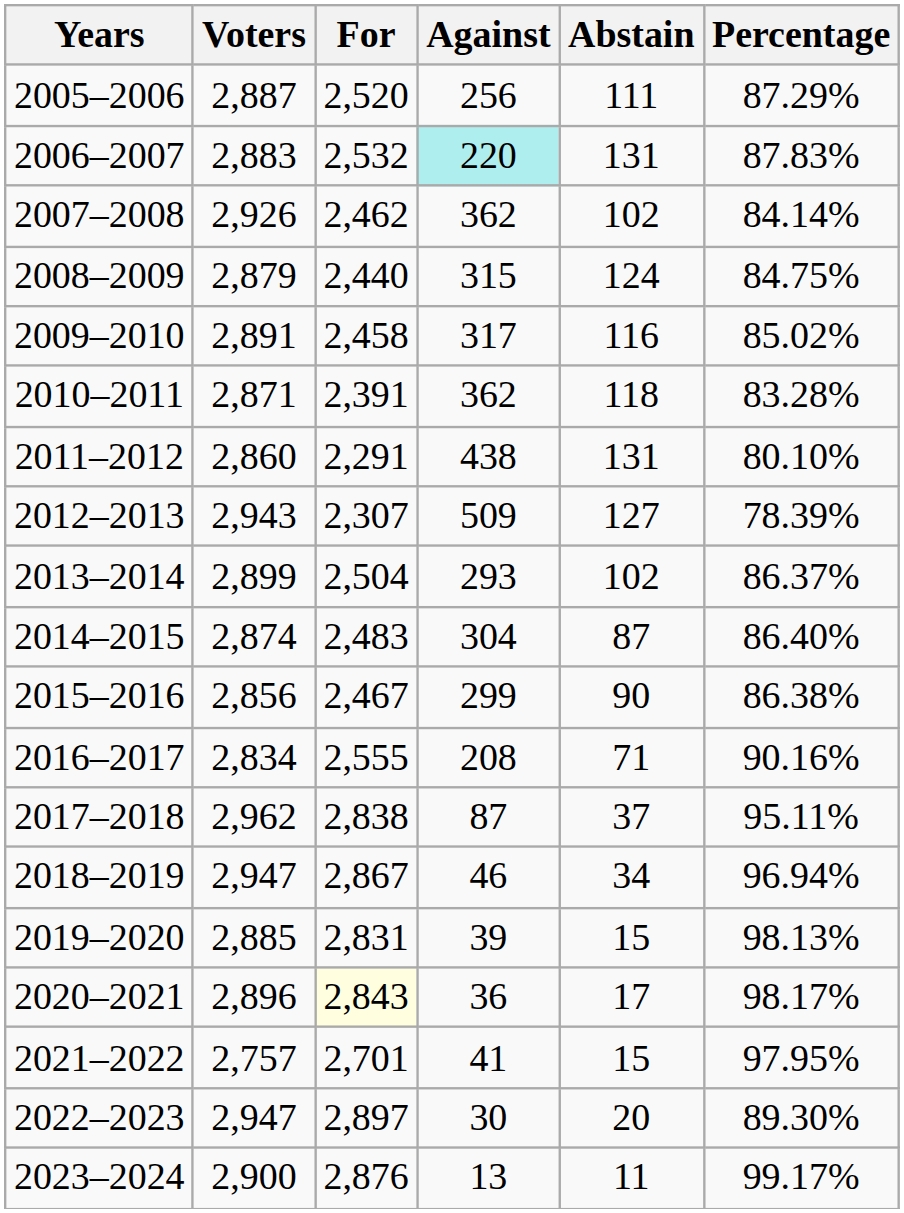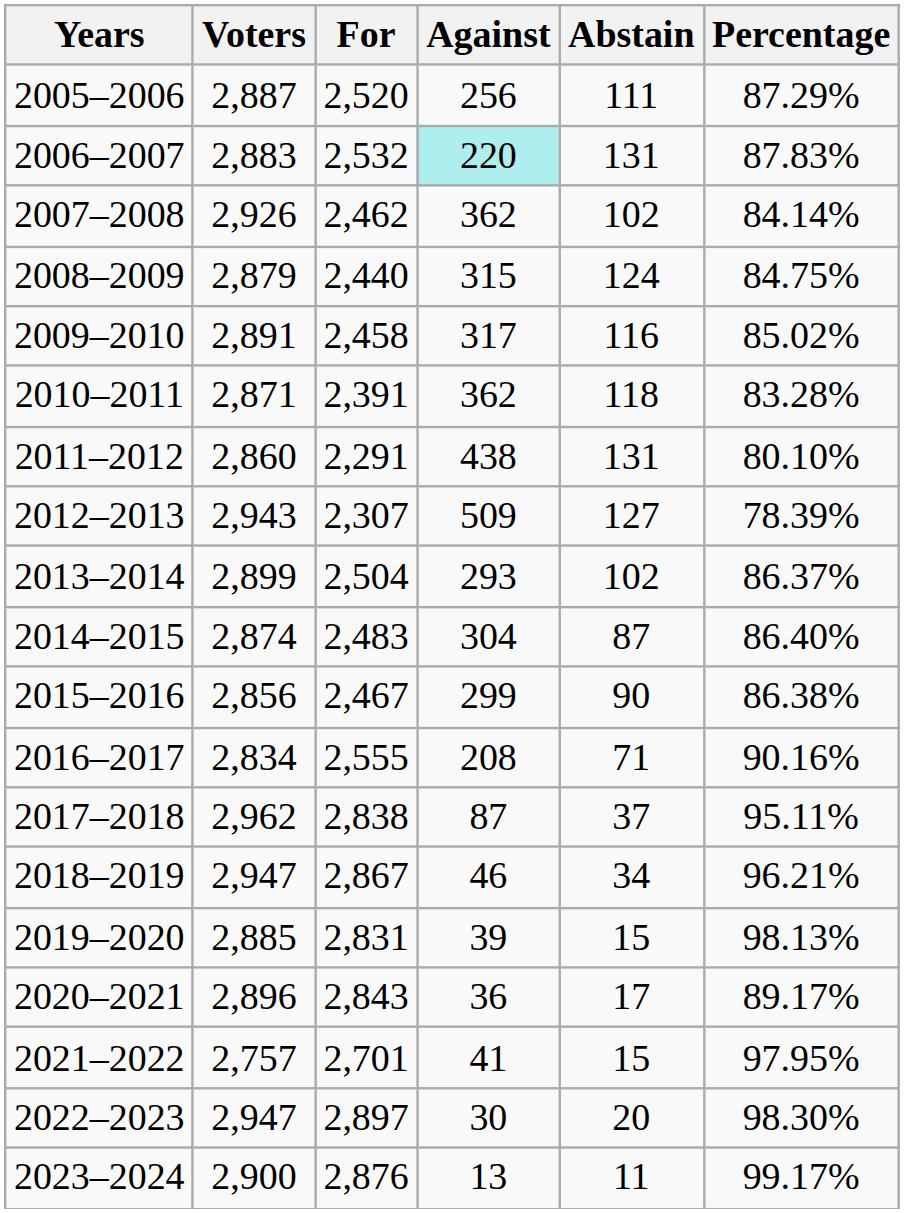(801, 876) 96.94% -> (801, 876) 96.21%
(366, 996) lightyellow background -> (366, 996) no background
(801, 996) 98.17% -> (801, 996) 89.17%
(801, 1117) 89.30% -> (801, 1117) 98.30%
